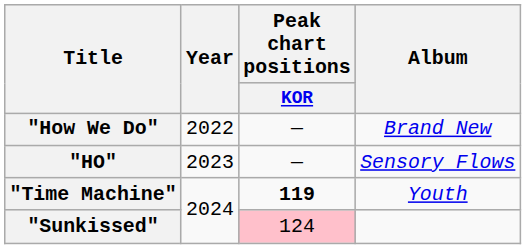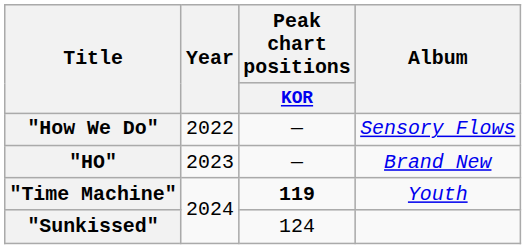(438, 129) Brand New -> (438, 129) Sensory Flows
(438, 162) Sensory Flows -> (438, 162) Brand New
(297, 227) pink background -> (297, 227) no background
